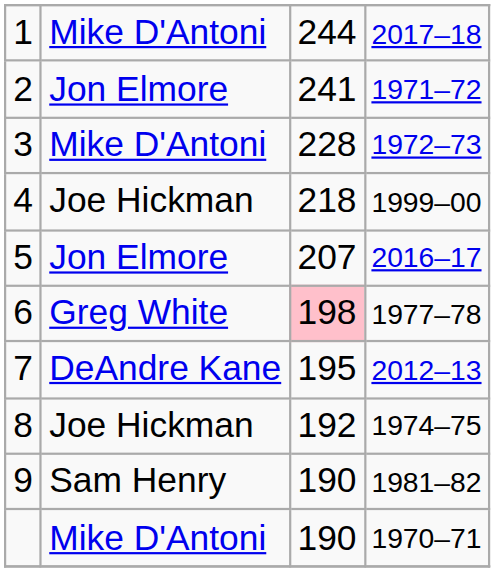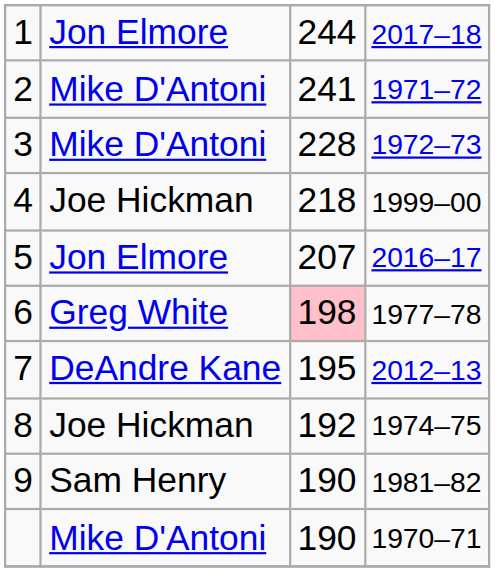(158, 32) Mike D'Antoni -> (139, 32) Jon Elmore
(139, 88) Jon Elmore -> (158, 88) Mike D'Antoni
